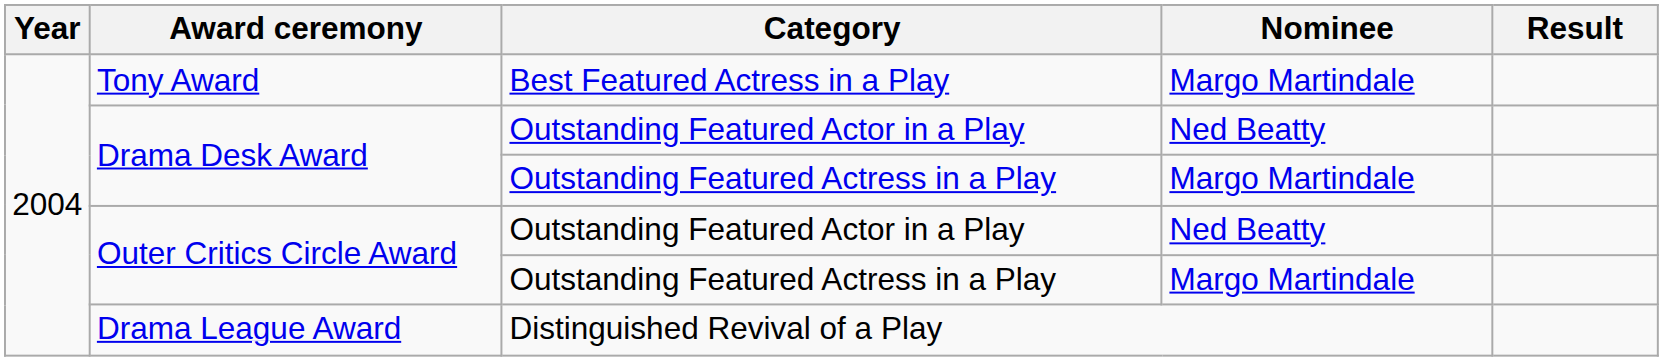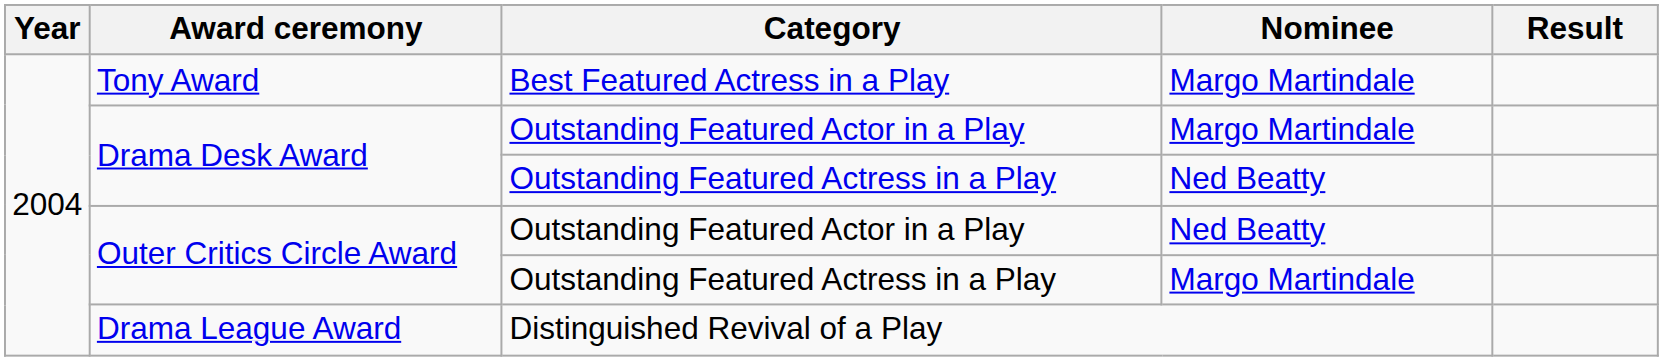(1247, 129) Ned Beatty -> (1292, 129) Margo Martindale
(1292, 179) Margo Martindale -> (1247, 179) Ned Beatty
